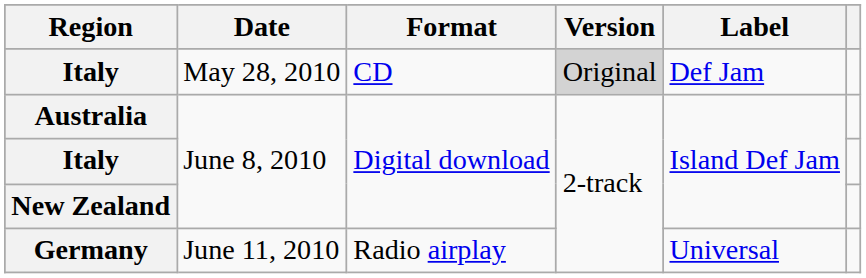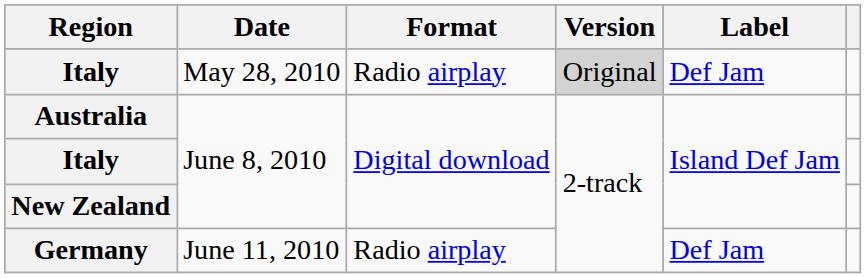(373, 71) CD -> (430, 71) Radio airplay
(724, 250) Universal -> (717, 250) Def Jam
